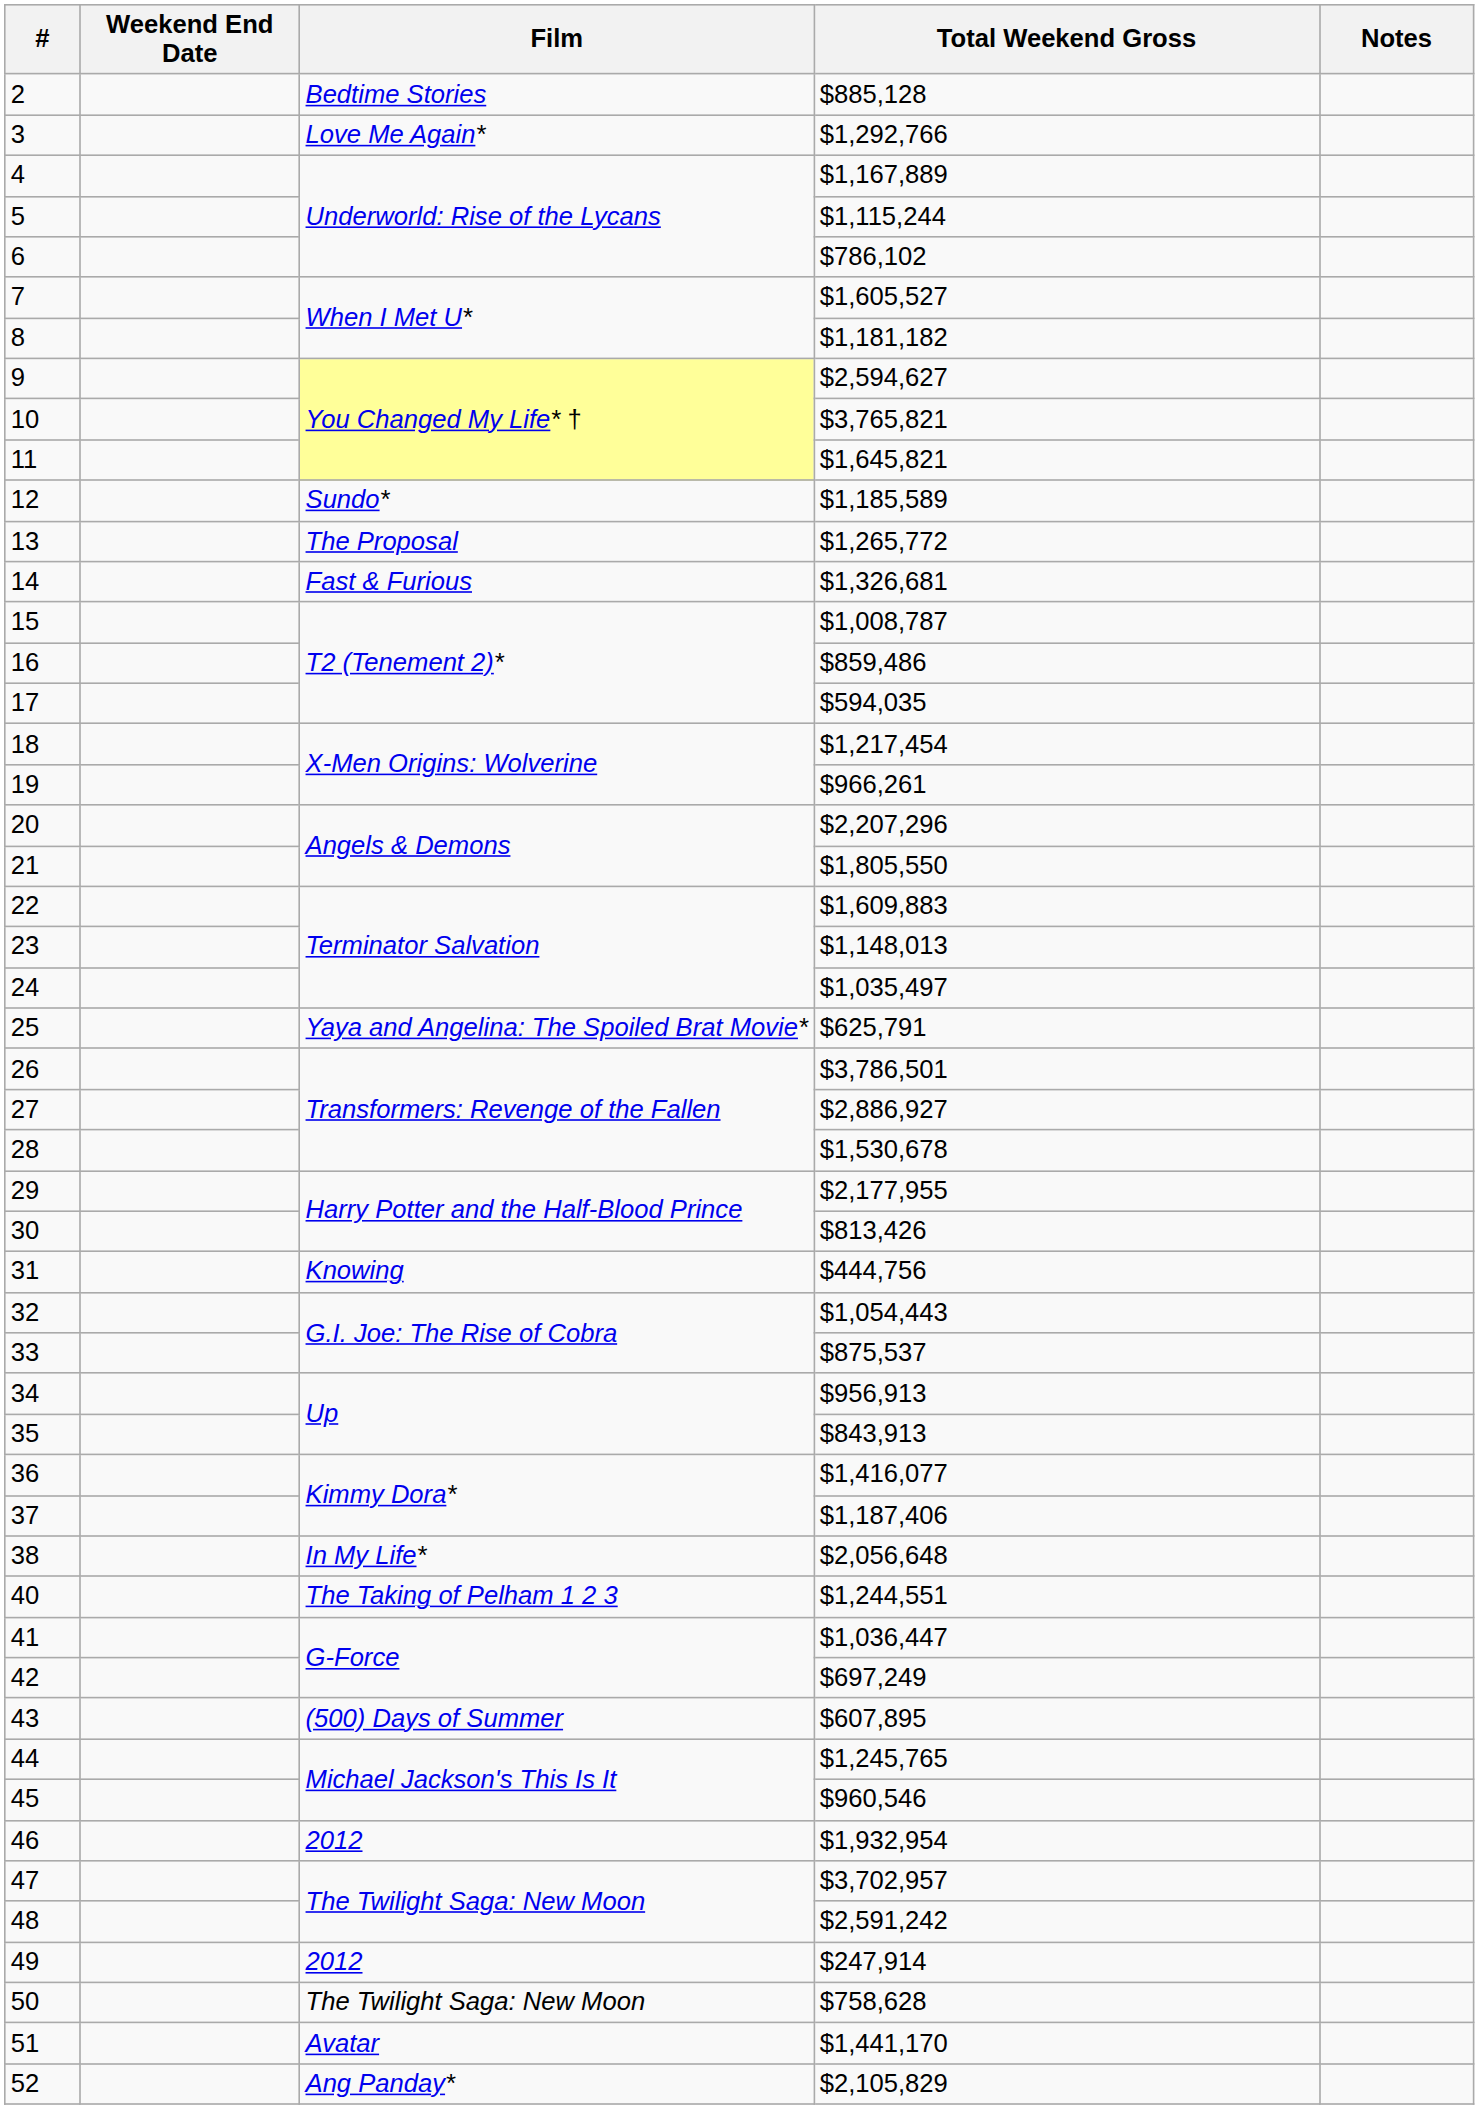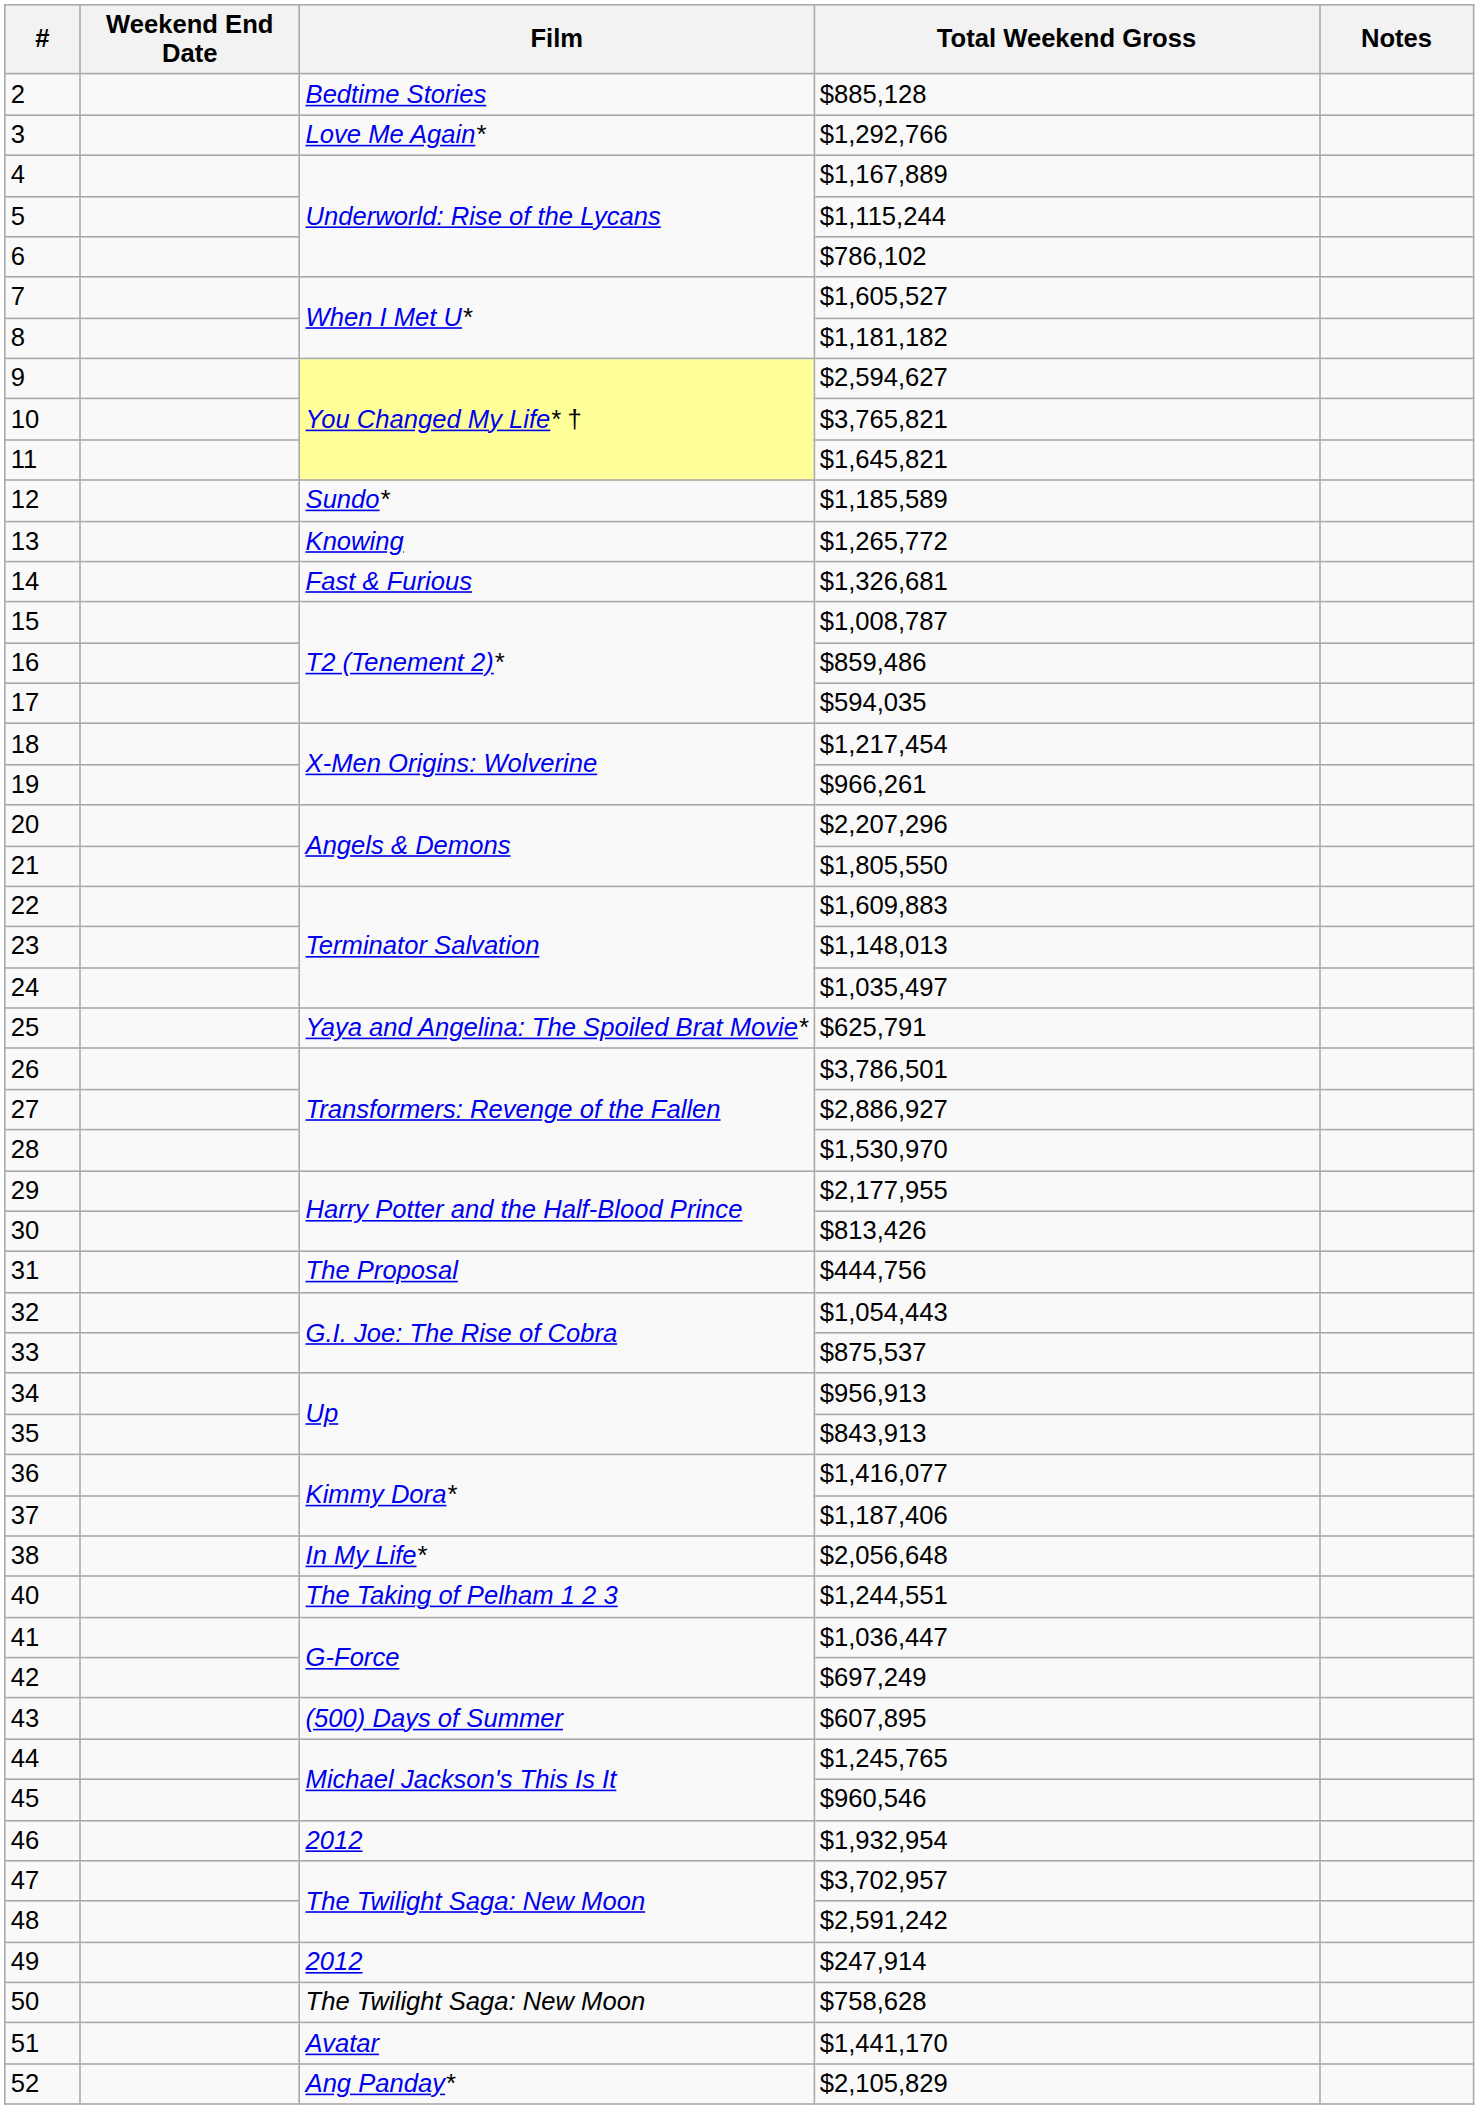(382, 540) The Proposal -> (355, 540) Knowing
(884, 1149) $1,530,678 -> (884, 1149) $1,530,970
(355, 1271) Knowing -> (382, 1271) The Proposal
